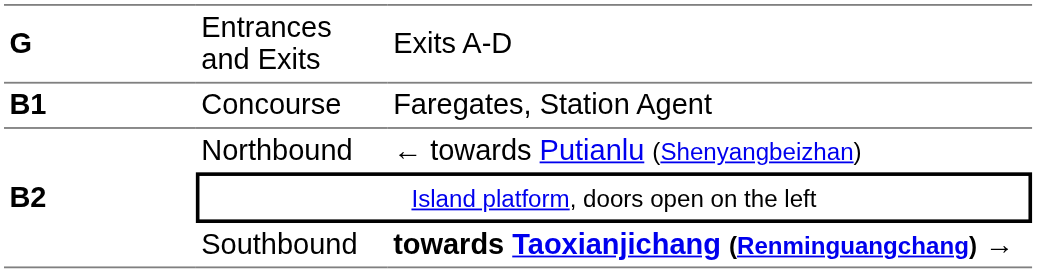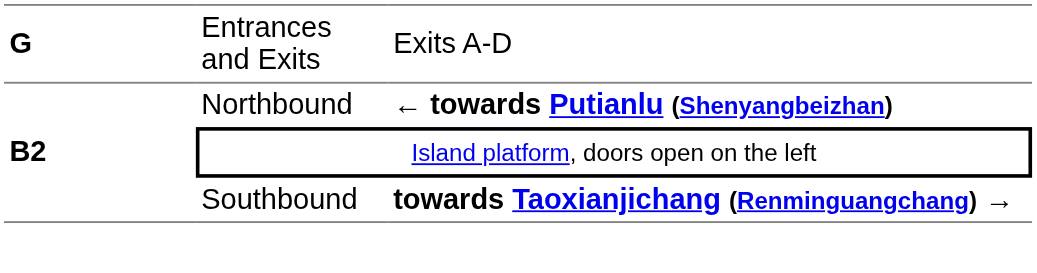- row: (271, 104)
(627, 150) normal -> (643, 104) bold
